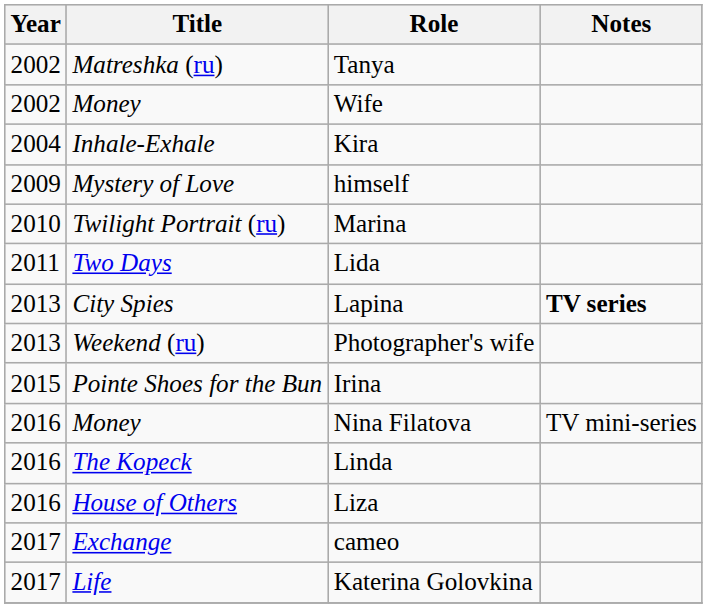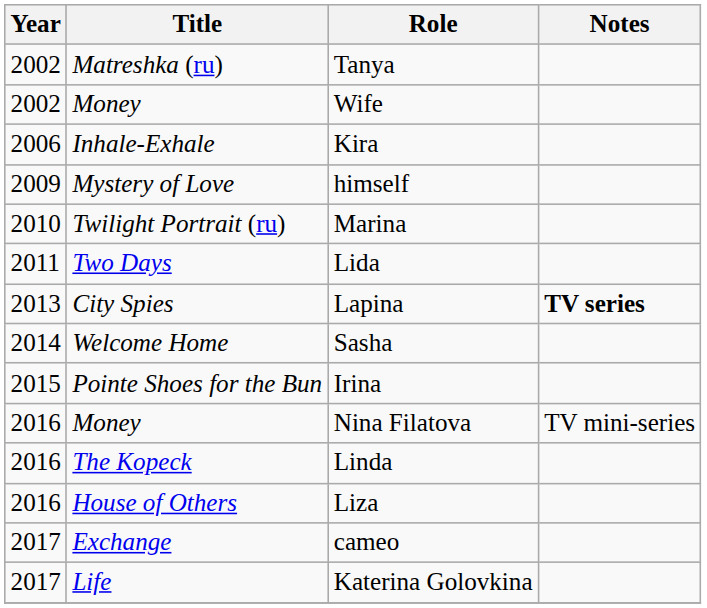(36, 143) 2004 -> (36, 143) 2006
- row: (434, 343)
+ row: (363, 343)
